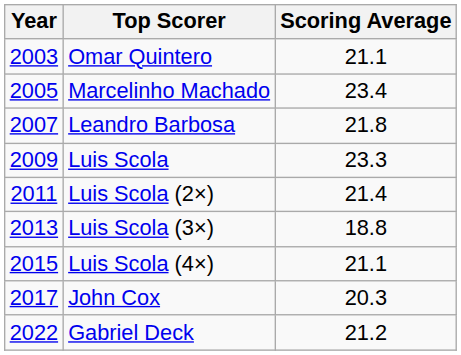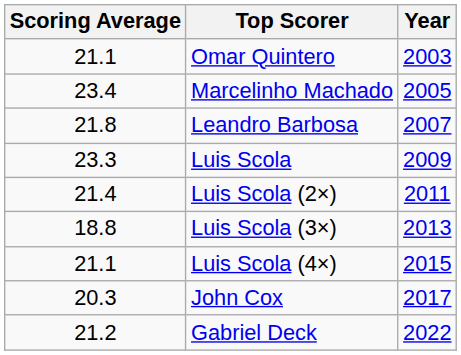columns swapped: (34, 21) <-> (366, 21)
